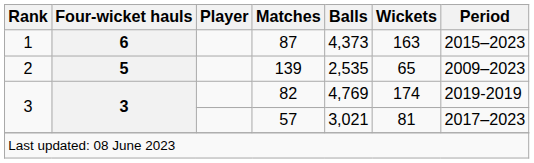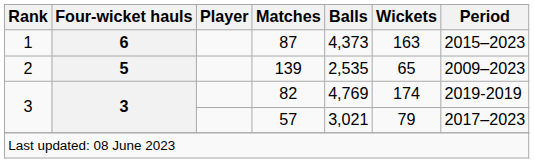(406, 119) 81 -> (406, 119) 79
